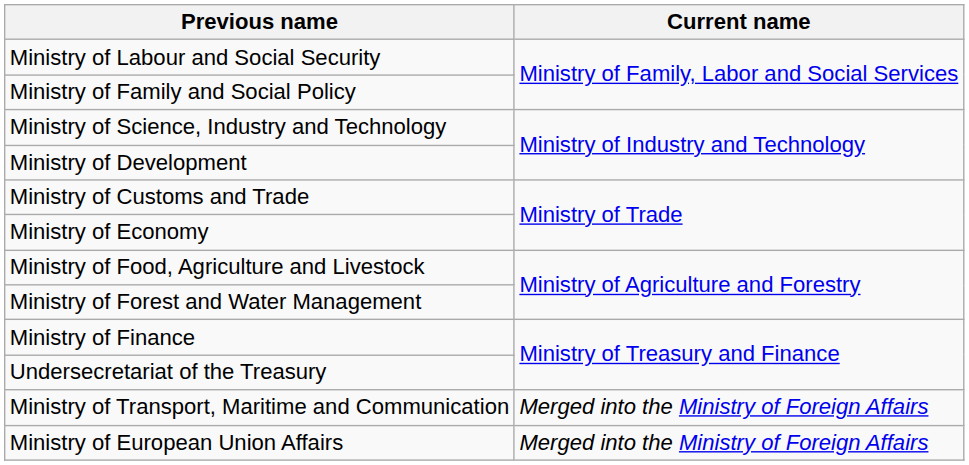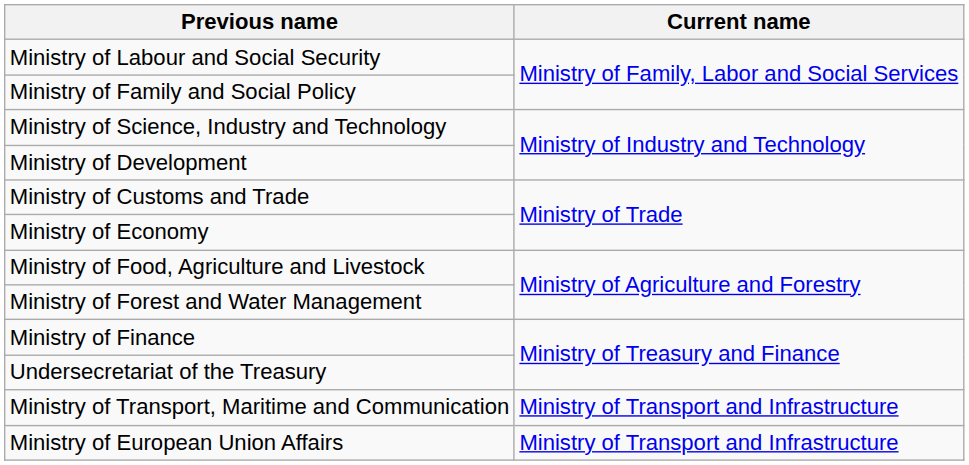(724, 407) Merged into the Ministry of Foreign Affairs -> (709, 407) Ministry of Transport and Infrastructure
(724, 442) Merged into the Ministry of Foreign Affairs -> (709, 442) Ministry of Transport and Infrastructure
